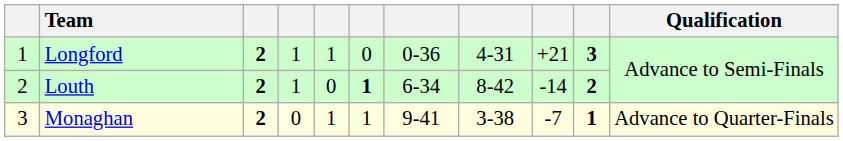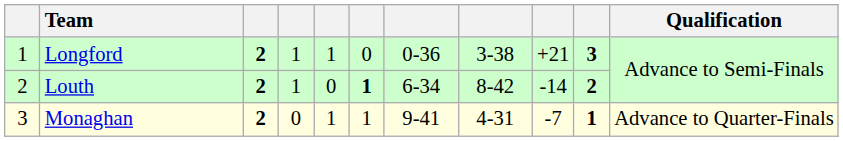(495, 53) 4-31 -> (495, 53) 3-38
(495, 119) 3-38 -> (495, 119) 4-31
